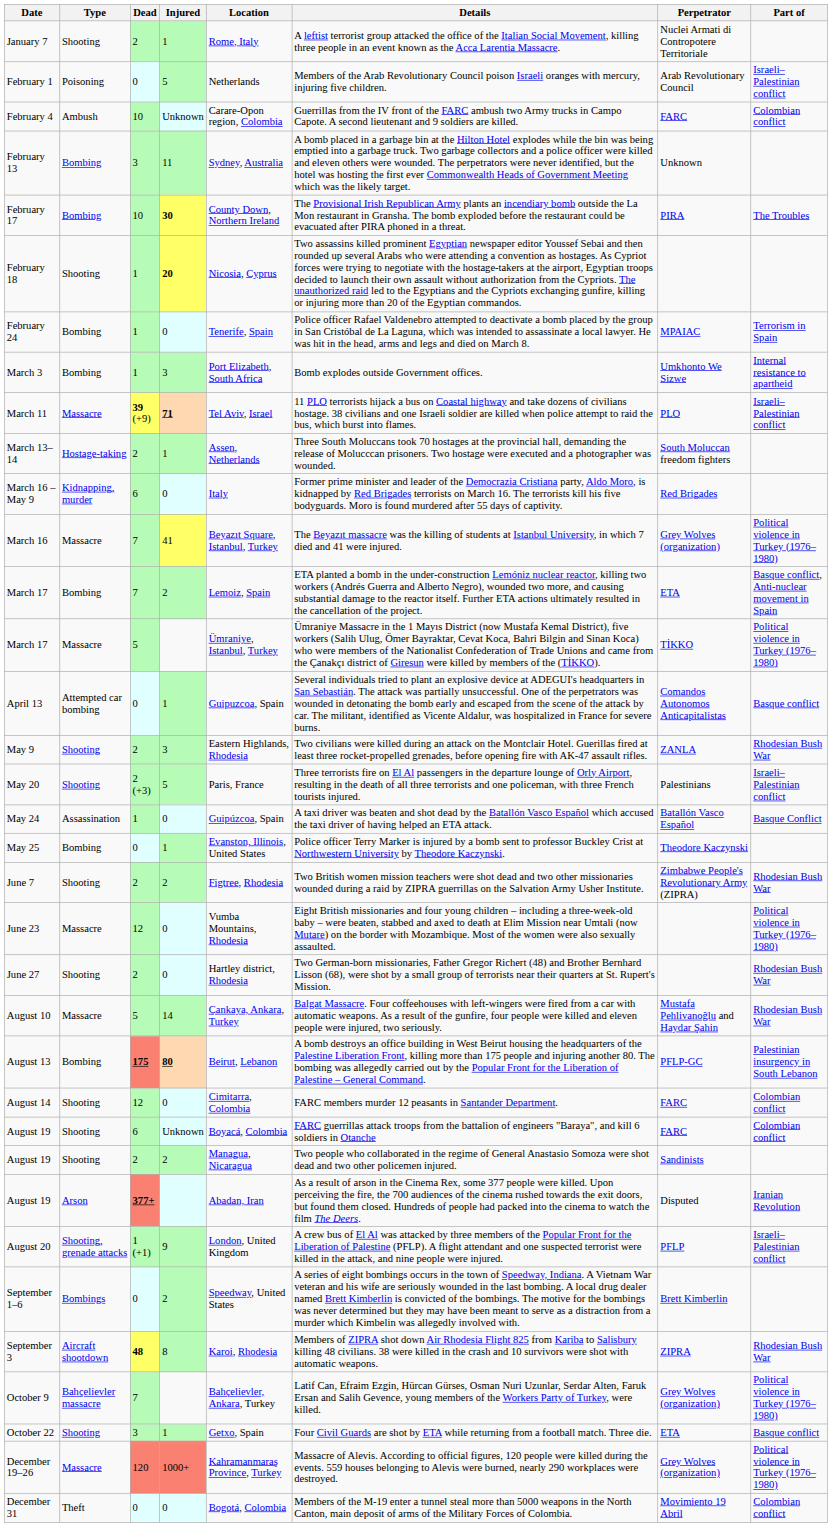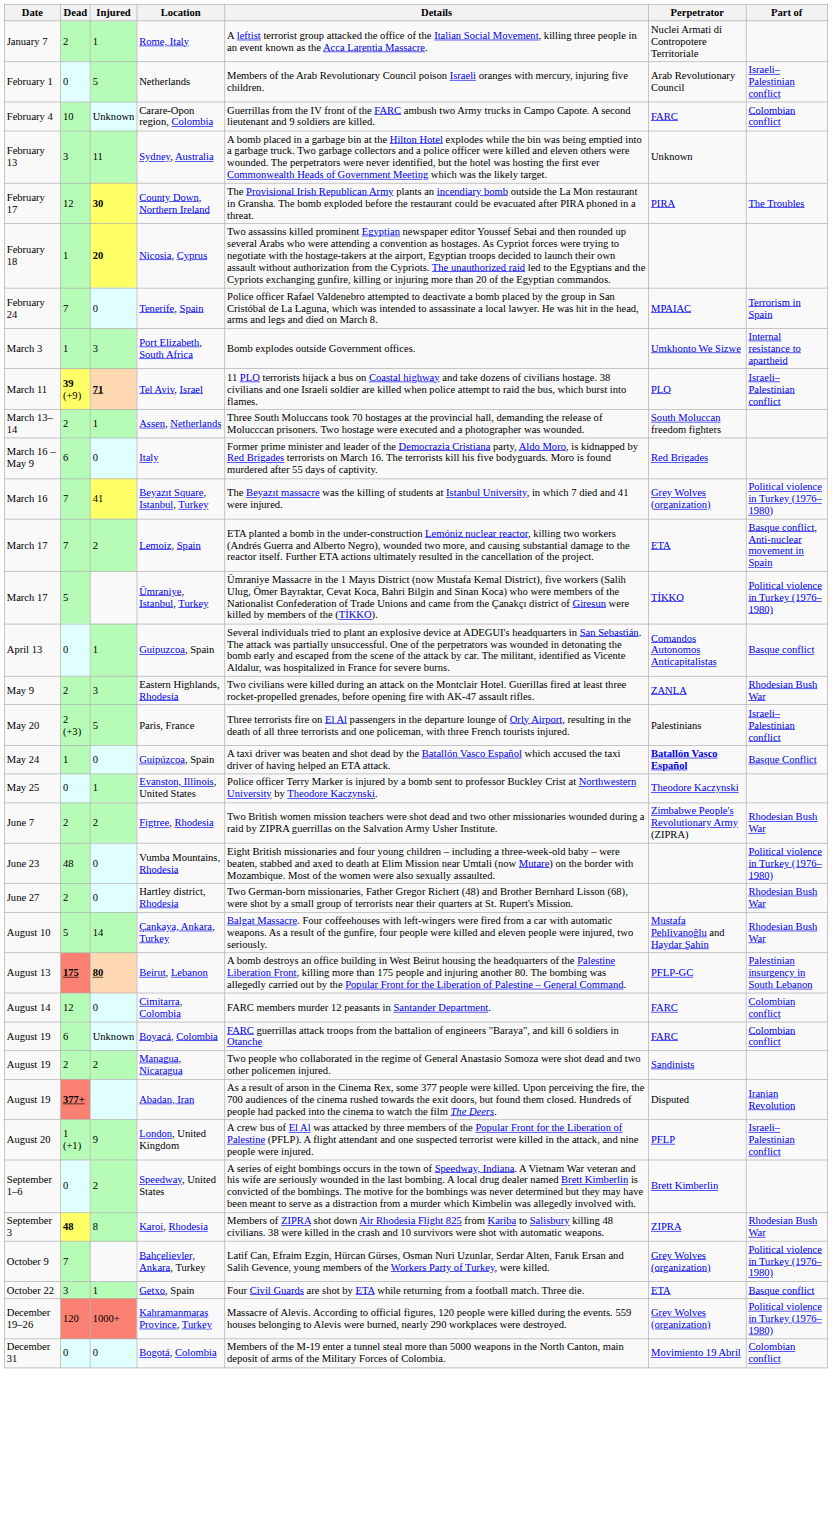- column: (95, 12)
(138, 215) 10 -> (68, 203) 12
(135, 332) 1 -> (66, 308) 7
(692, 819) normal -> (684, 759) bold
(138, 928) 12 -> (68, 863) 48
